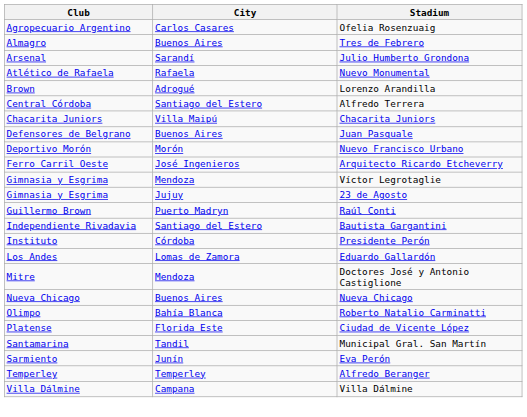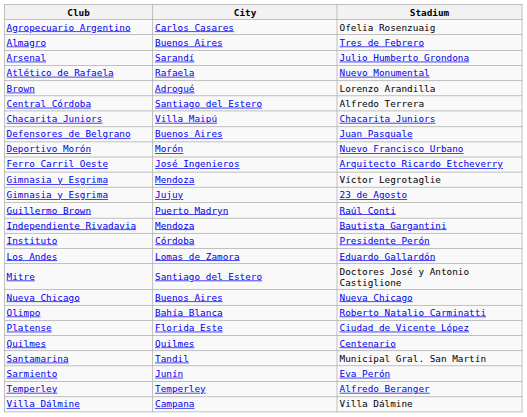(209, 226) Santiago del Estero -> (175, 226) Mendoza
(175, 277) Mendoza -> (209, 277) Santiago del Estero
+ row: (368, 343)
